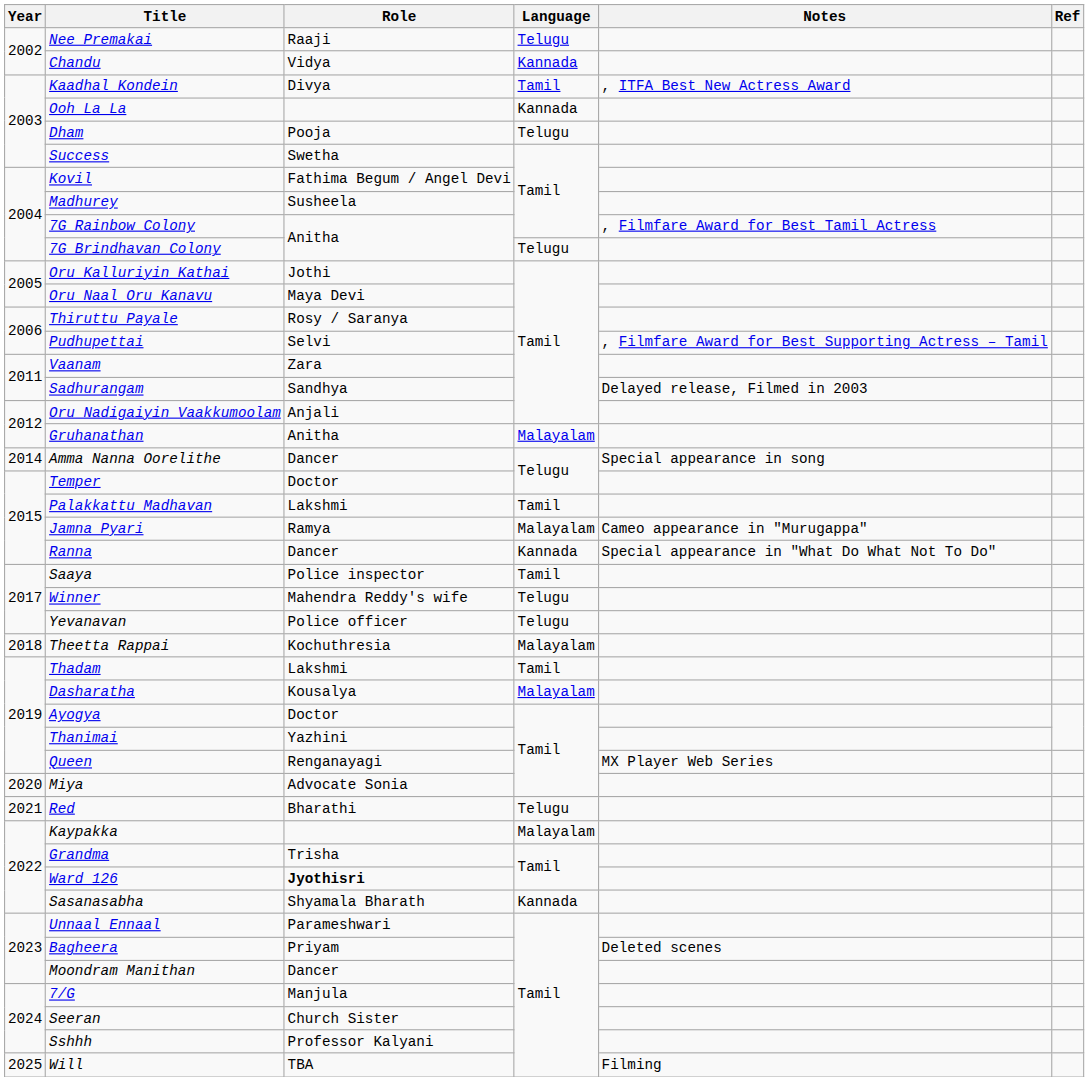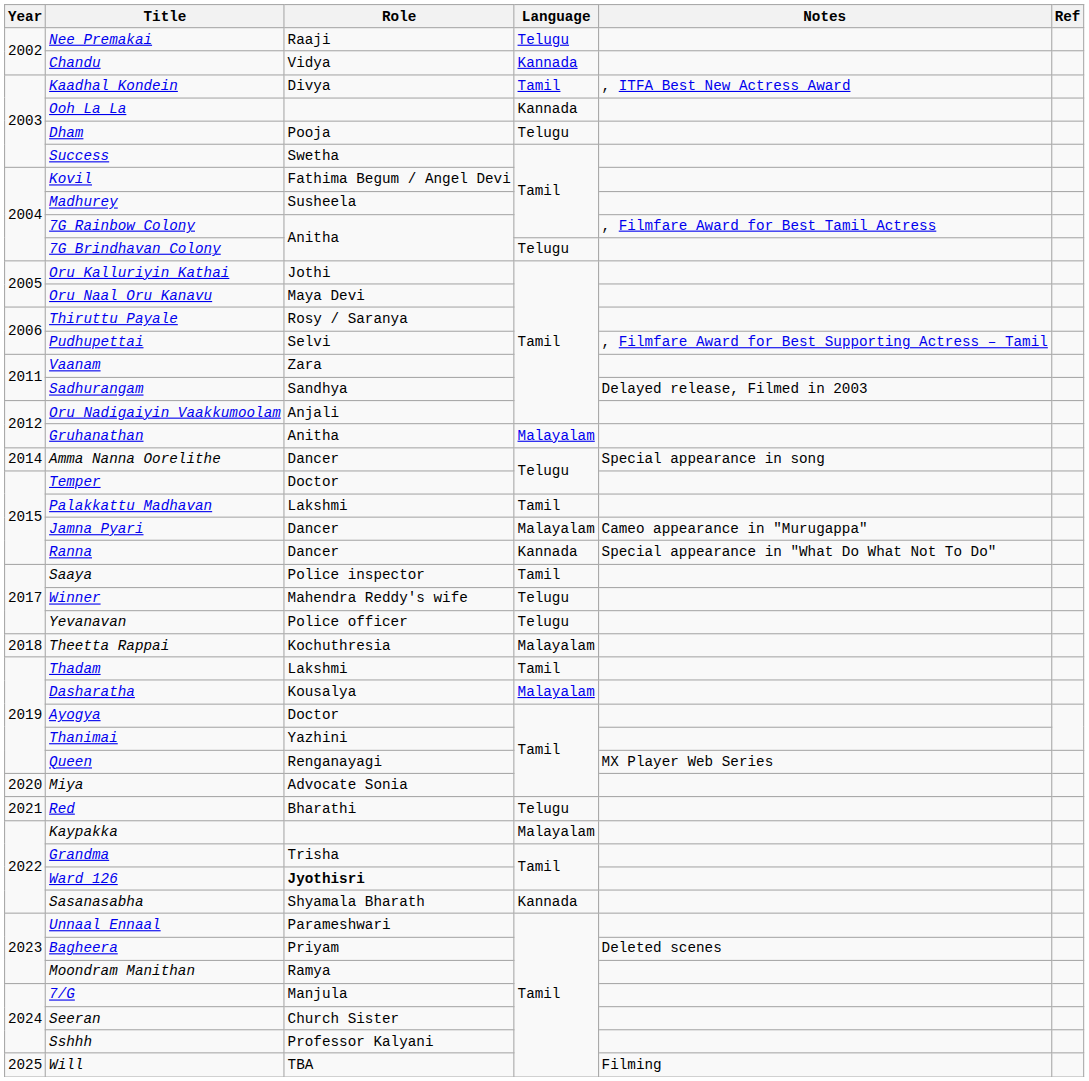(309, 529) Ramya -> (313, 529) Dancer
(313, 972) Dancer -> (309, 972) Ramya
